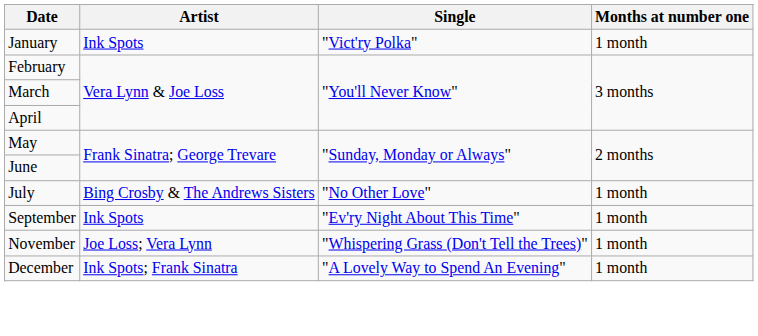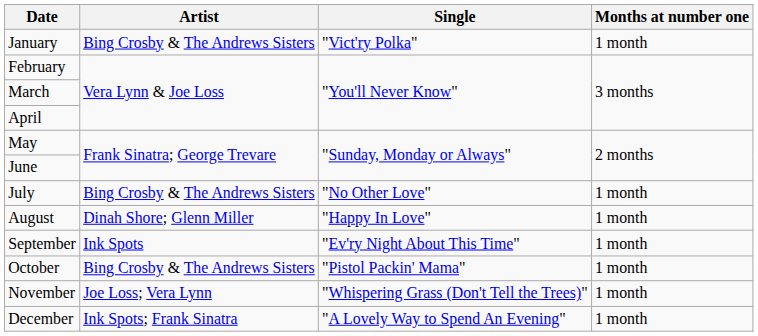(113, 42) Ink Spots -> (199, 42) Bing Crosby & The Andrews Sisters
+ row: (31, 218)
+ row: (34, 268)
